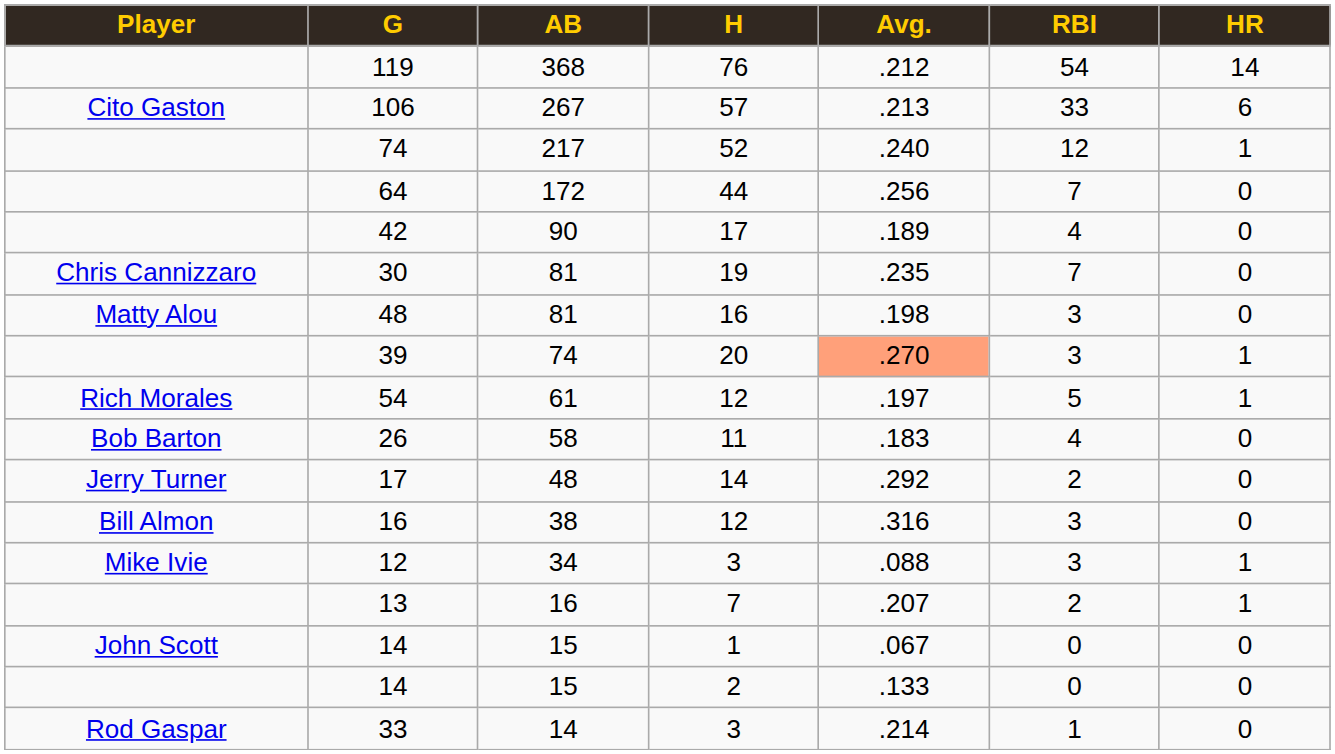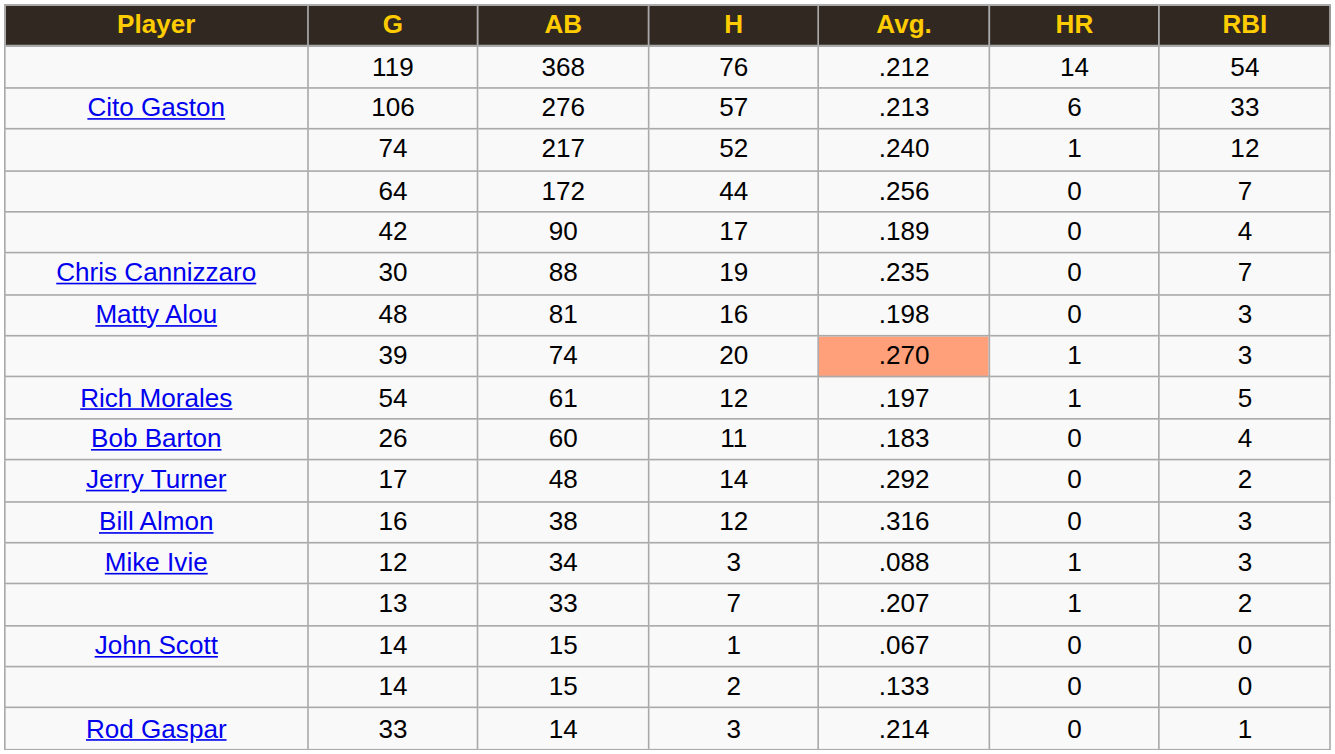columns swapped: (1245, 25) <-> (1074, 25)
(563, 107) 267 -> (563, 107) 276
(563, 273) 81 -> (563, 273) 88
(563, 438) 58 -> (563, 438) 60
(563, 604) 16 -> (563, 604) 33
